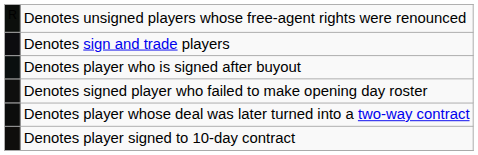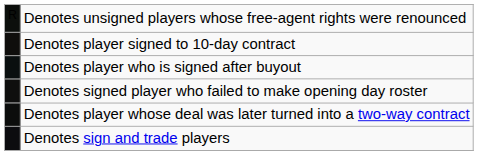rows swapped: (127, 43) <-> (159, 138)
